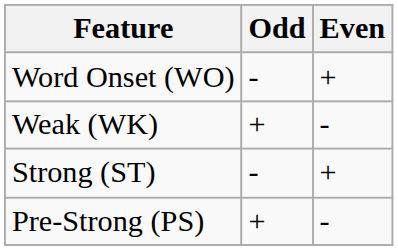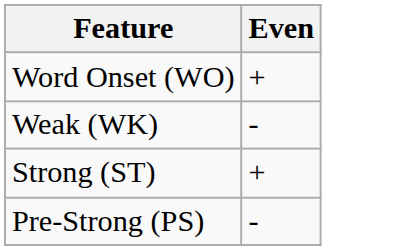- column: (277, 28)
